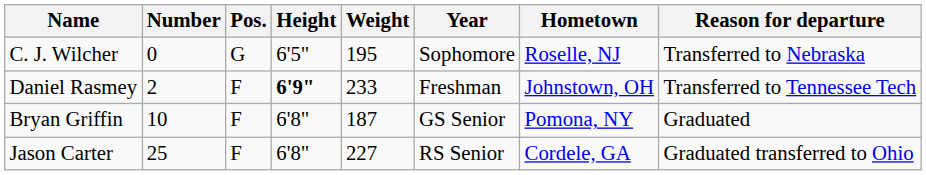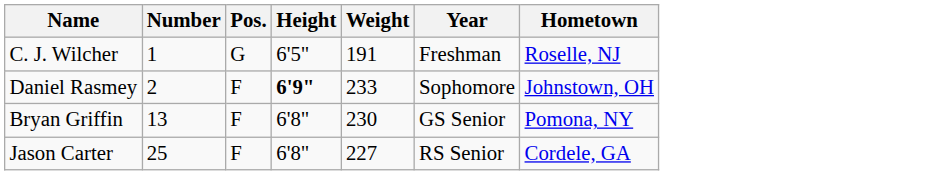- column: (790, 20)
(152, 53) 0 -> (152, 53) 1
(361, 53) 195 -> (361, 53) 191
(467, 53) Sophomore -> (460, 53) Freshman
(460, 86) Freshman -> (467, 86) Sophomore
(157, 119) 10 -> (157, 119) 13
(361, 119) 187 -> (361, 119) 230
